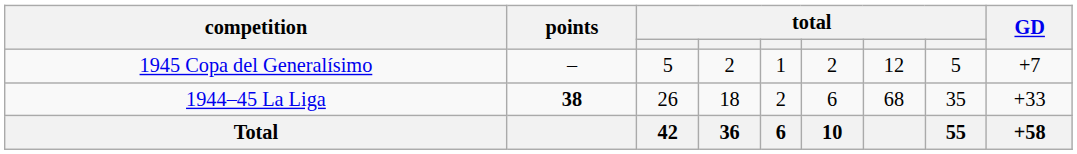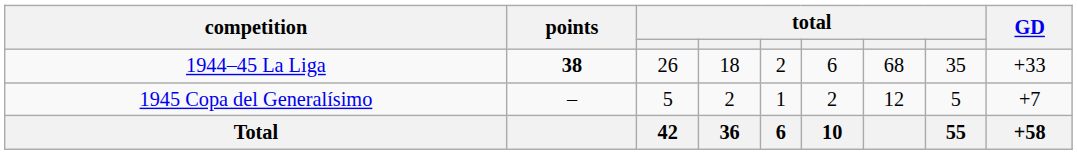rows swapped: (256, 99) <-> (256, 65)
